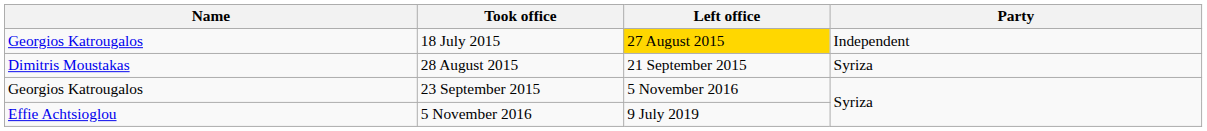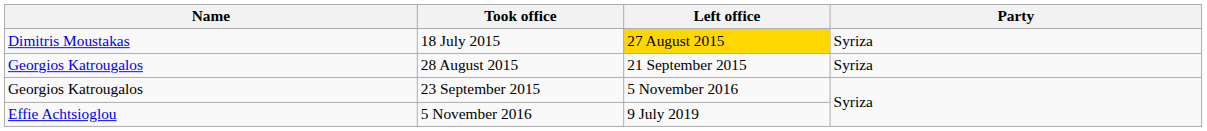(75, 41) Georgios Katrougalos -> (69, 41) Dimitris Moustakas
(872, 41) Independent -> (853, 41) Syriza
(69, 65) Dimitris Moustakas -> (75, 65) Georgios Katrougalos
